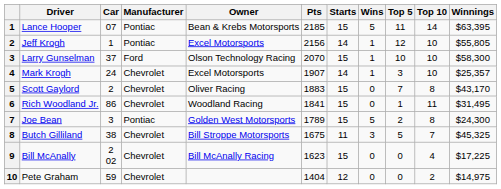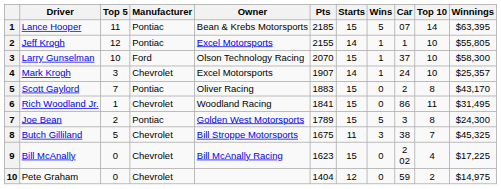columns swapped: (111, 12) <-> (400, 12)
(314, 43) 2156 -> (323, 43) 2155
(144, 89) Chevrolet -> (148, 89) Pontiac
